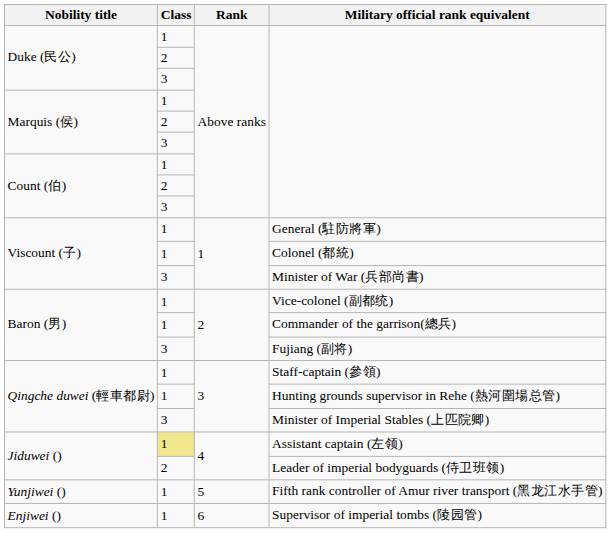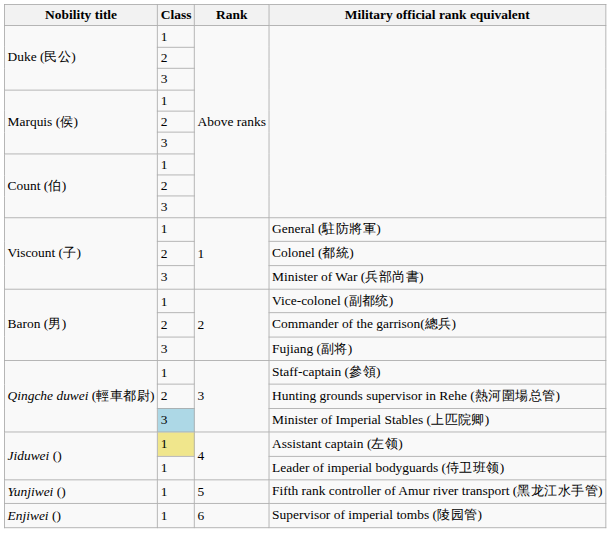(164, 253) 1 -> (164, 253) 2
(164, 324) 1 -> (164, 324) 2
(164, 396) 1 -> (164, 396) 2
(164, 420) no background -> (164, 420) lightblue background
(164, 467) 2 -> (164, 467) 1
